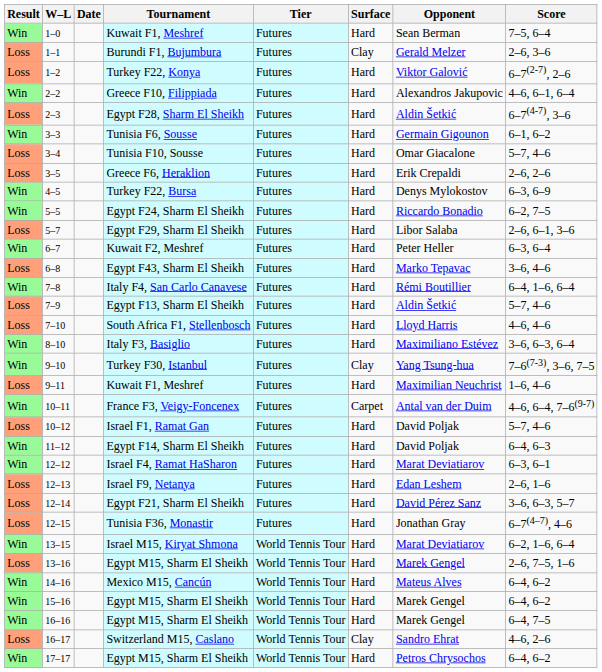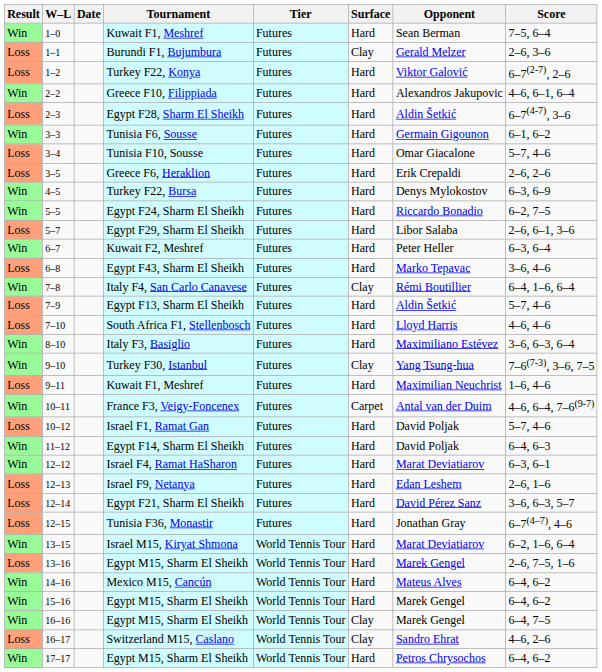(363, 286) Hard -> (362, 286) Clay
(363, 620) Hard -> (362, 620) Clay
